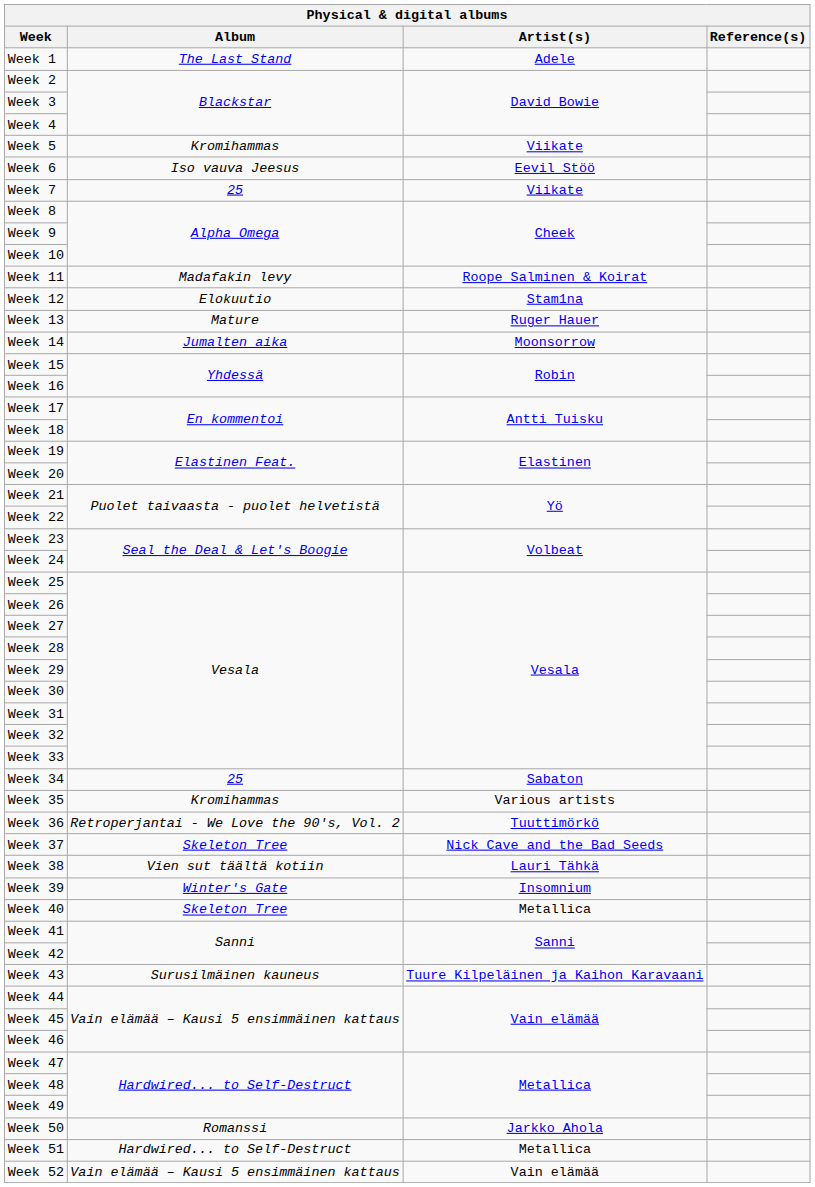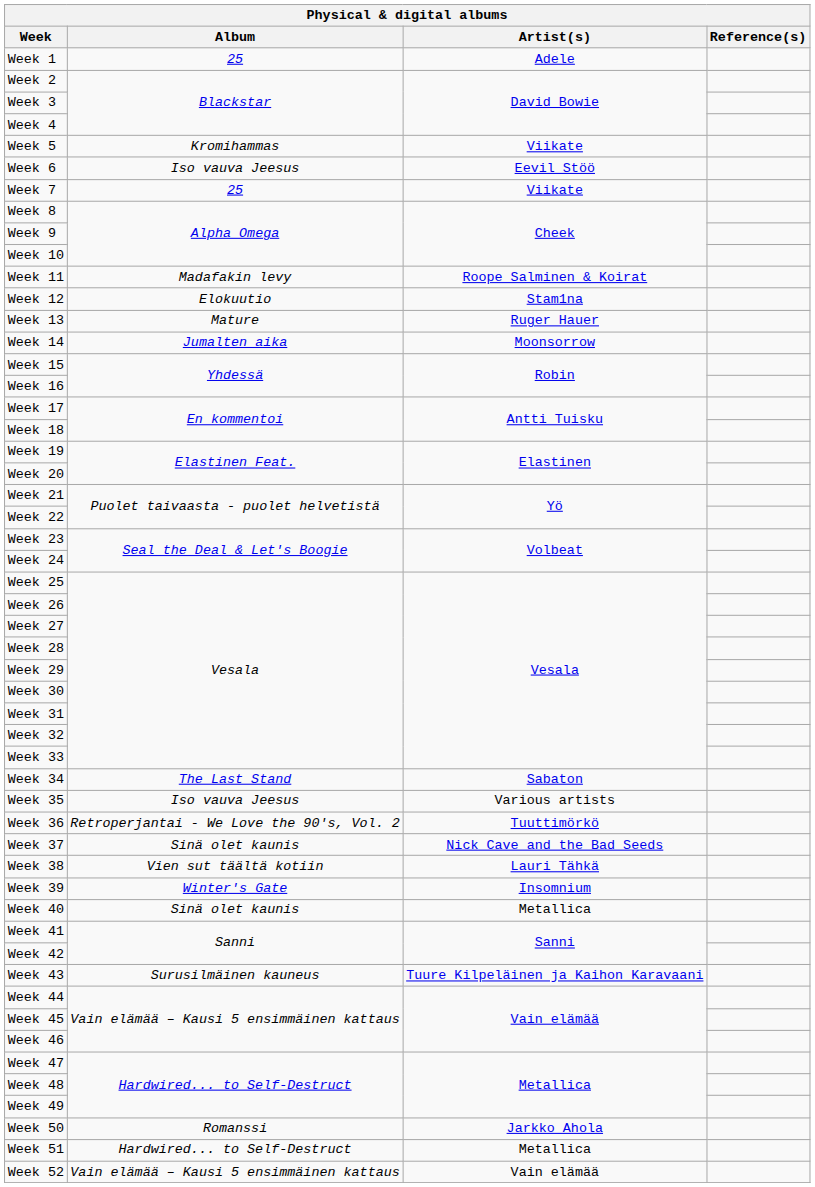(235, 59) The Last Stand -> (235, 59) 25
(235, 779) 25 -> (235, 779) The Last Stand
(235, 801) Kromihammas -> (235, 801) Iso vauva Jeesus
(235, 845) Skeleton Tree -> (235, 845) Sinä olet kaunis
(235, 910) Skeleton Tree -> (235, 910) Sinä olet kaunis
